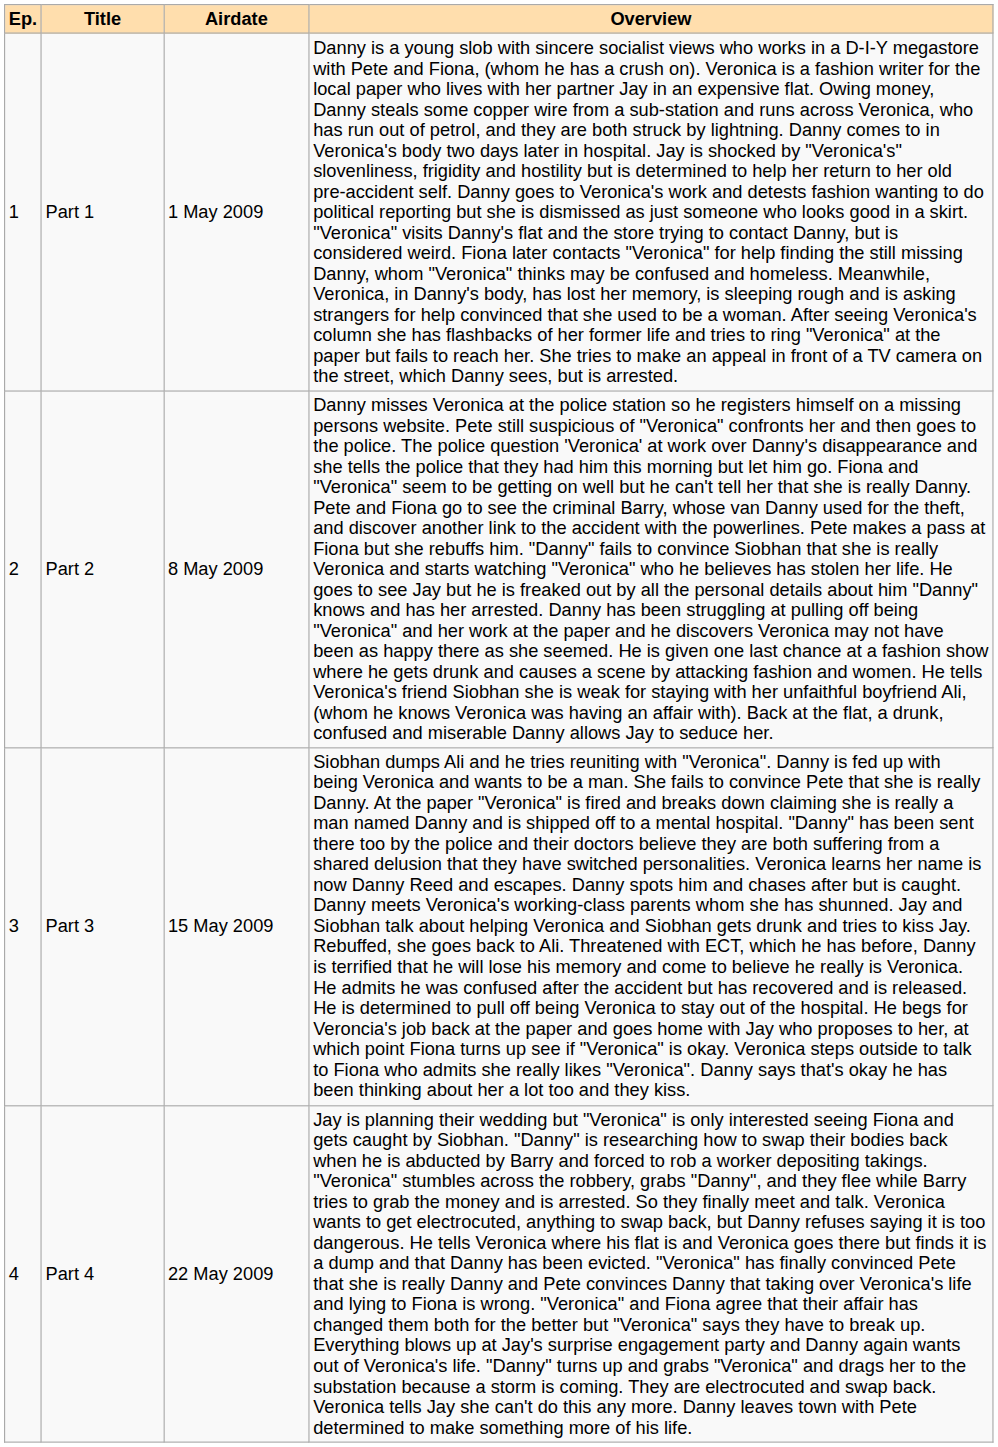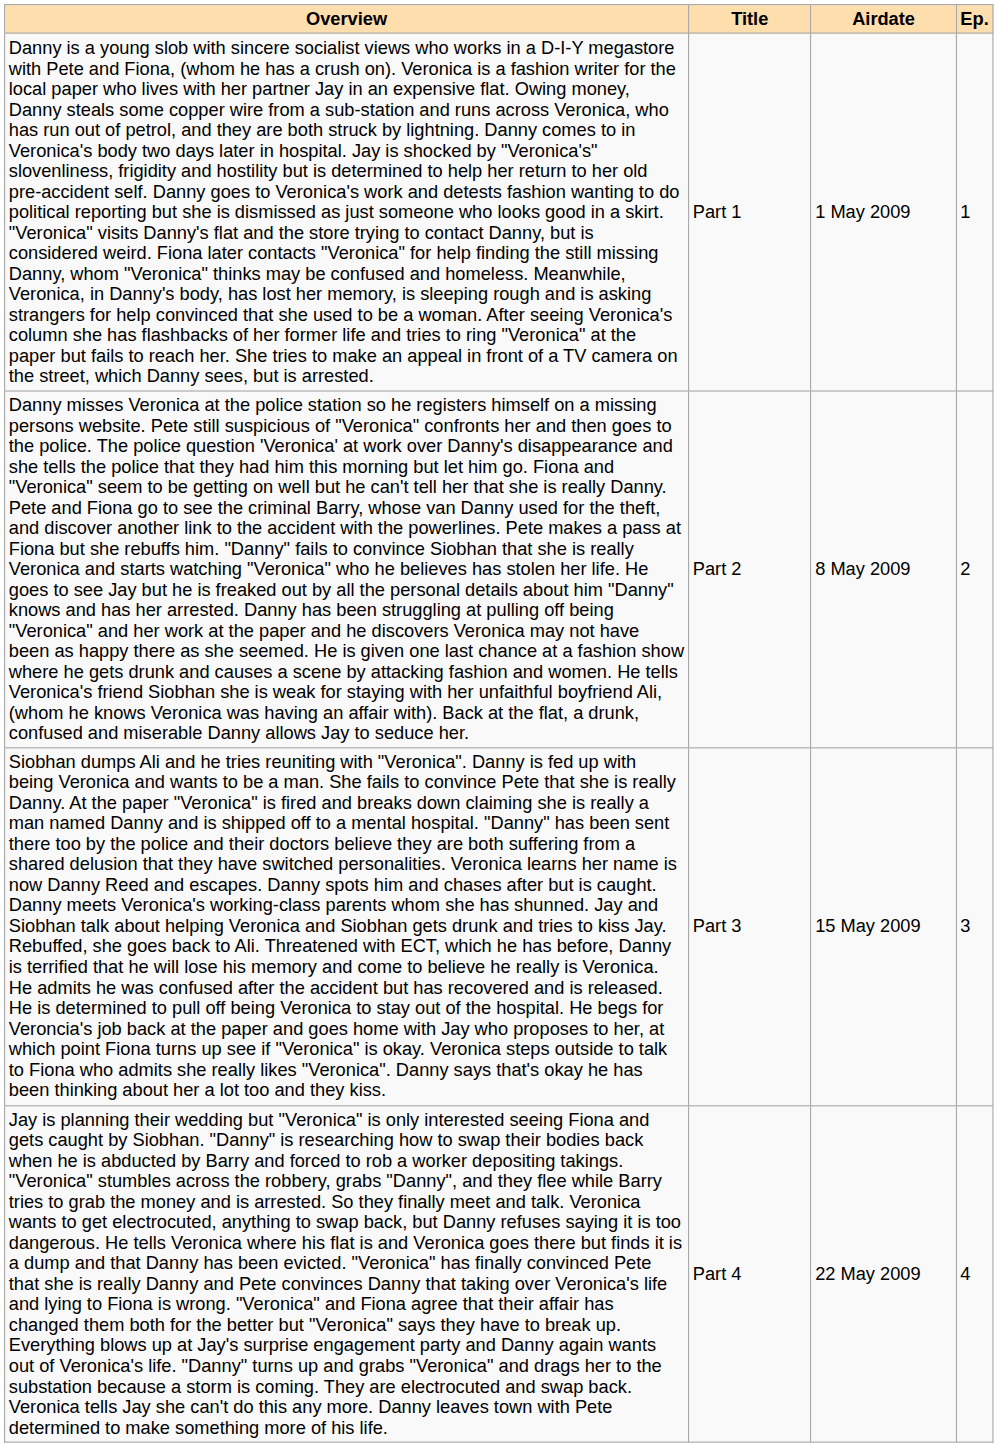columns swapped: (23, 18) <-> (651, 18)
